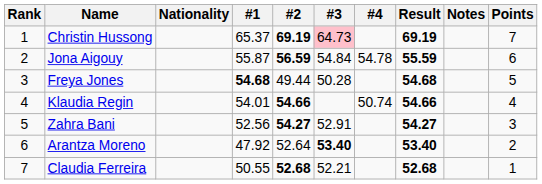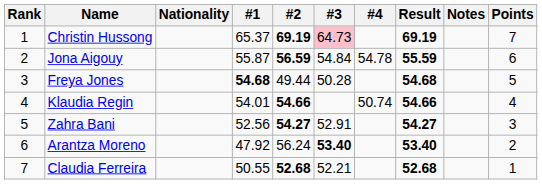(293, 146) 52.64 -> (293, 146) 56.24
